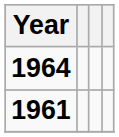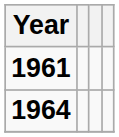rows swapped: (41, 110) <-> (41, 68)
